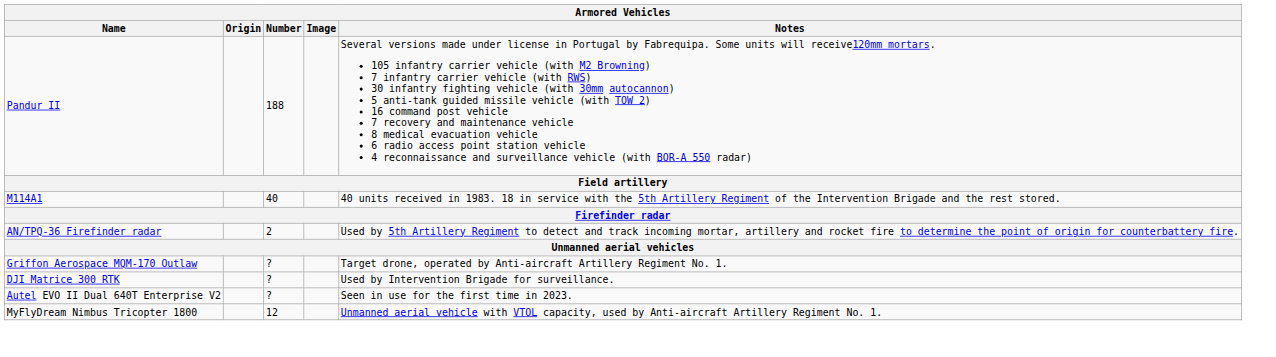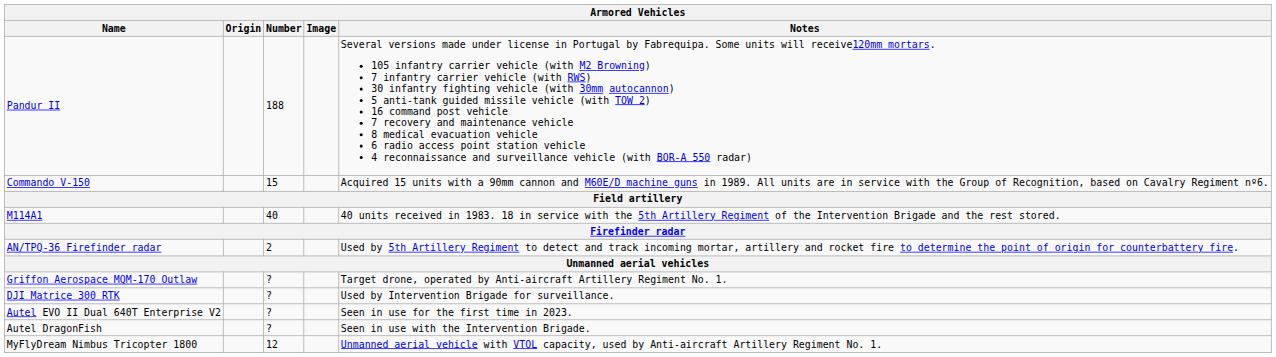+ row: (48, 183)
+ row: (54, 328)
